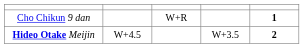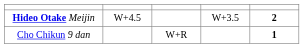rows swapped: (54, 18) <-> (54, 35)
